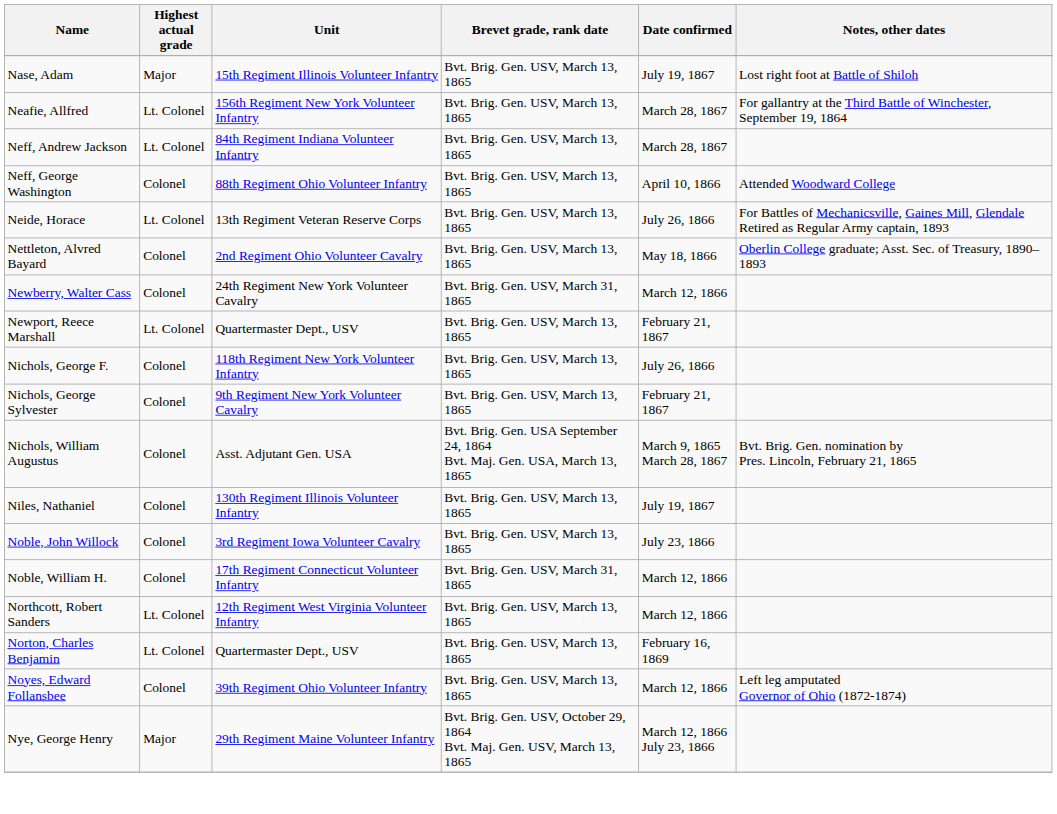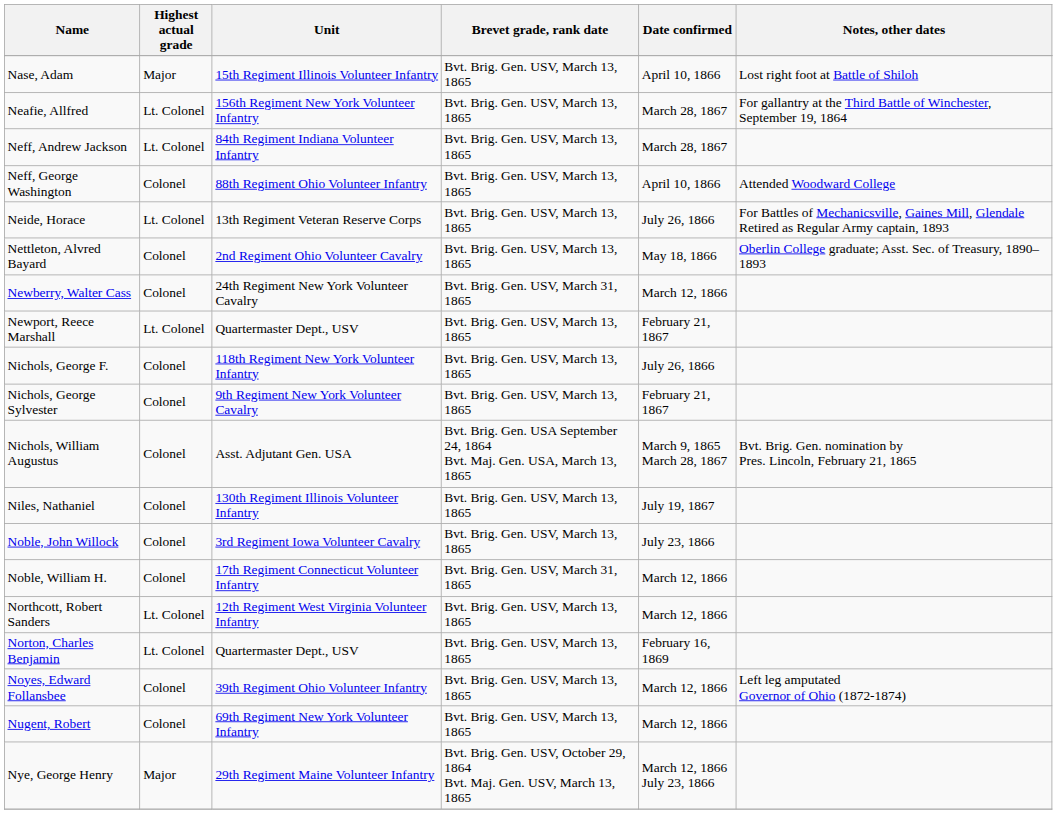(678, 74) July 19, 1867 -> (681, 74) April 10, 1866
+ row: (49, 723)
